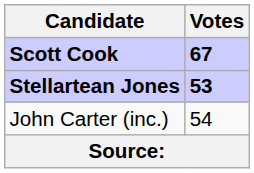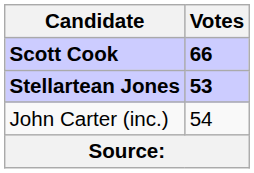(201, 54) 67 -> (201, 54) 66
